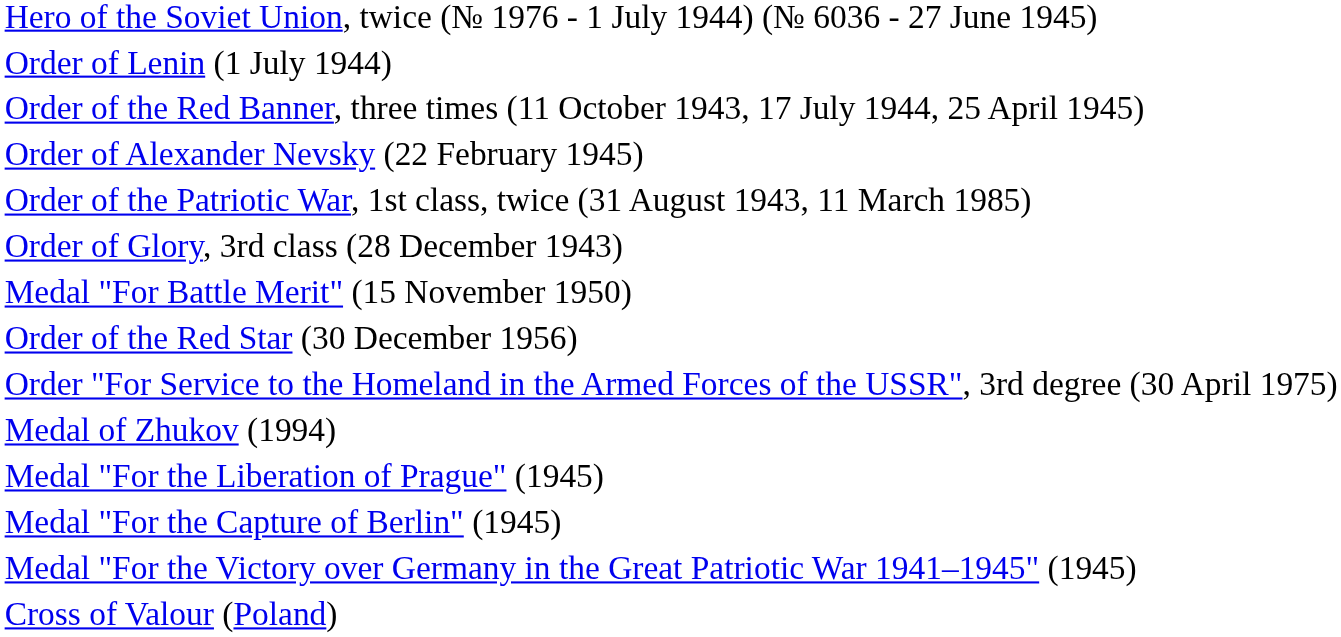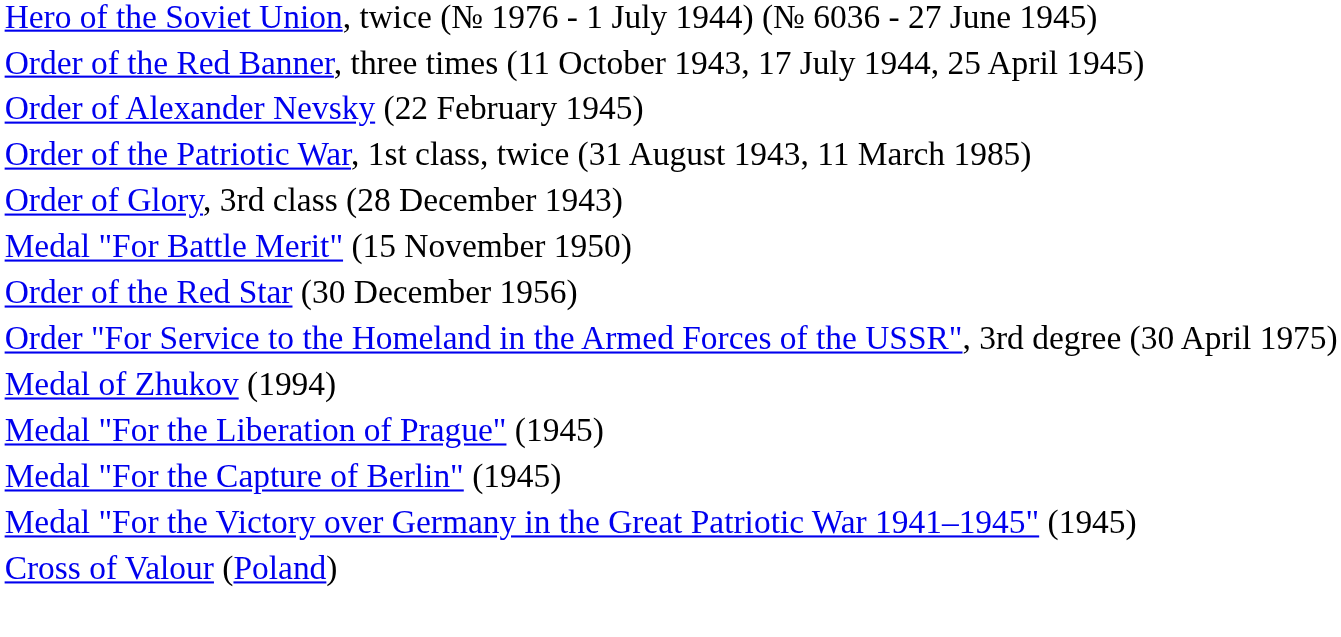- row: (198, 62)
